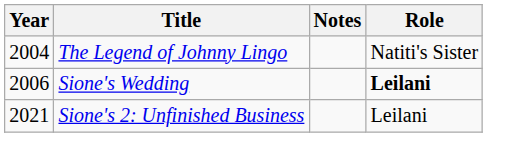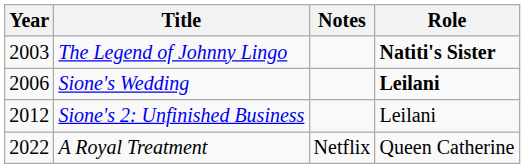(29, 52) 2004 -> (29, 52) 2003
(424, 52) normal -> (438, 52) bold
(29, 115) 2021 -> (29, 115) 2012
+ row: (133, 147)
